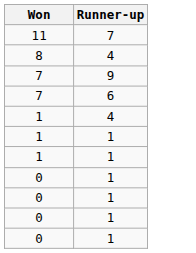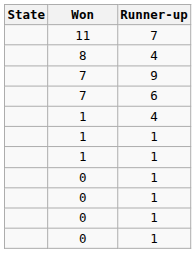+ column: (26, 15)
